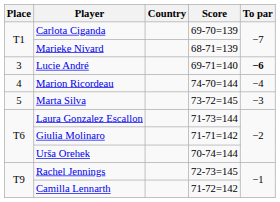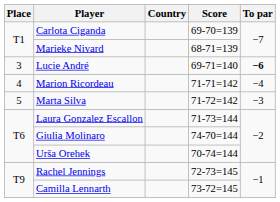(214, 83) 74-70=144 -> (214, 83) 71-71=142
(214, 101) 73-72=145 -> (214, 101) 71-72=142
(214, 136) 71-71=142 -> (214, 136) 74-70=144
(214, 188) 71-72=142 -> (214, 188) 73-72=145
